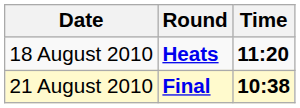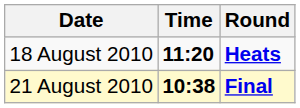columns swapped: (264, 20) <-> (195, 20)
